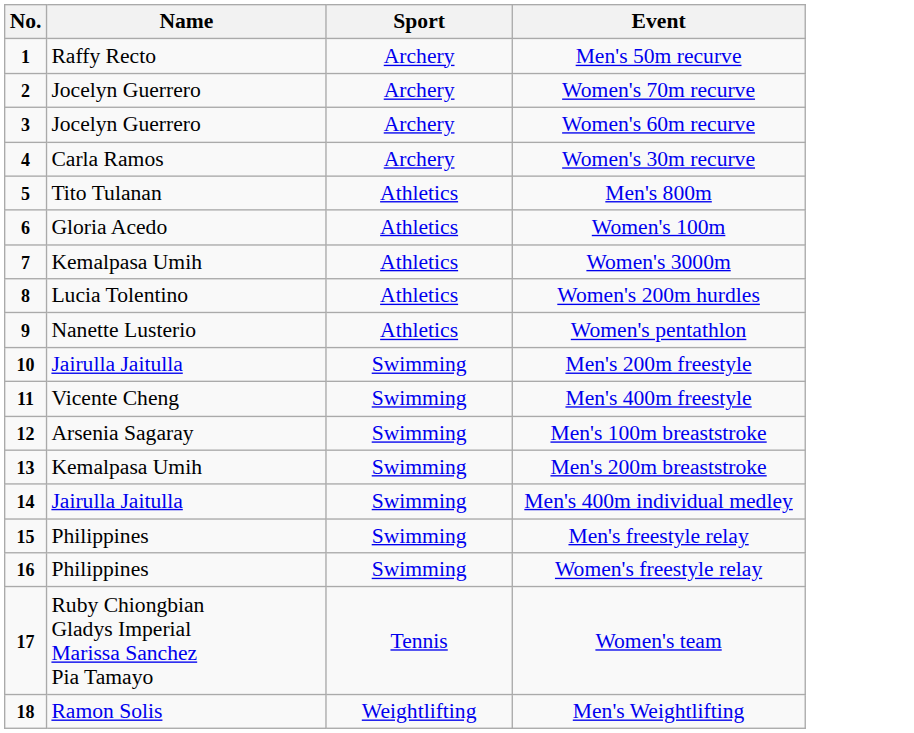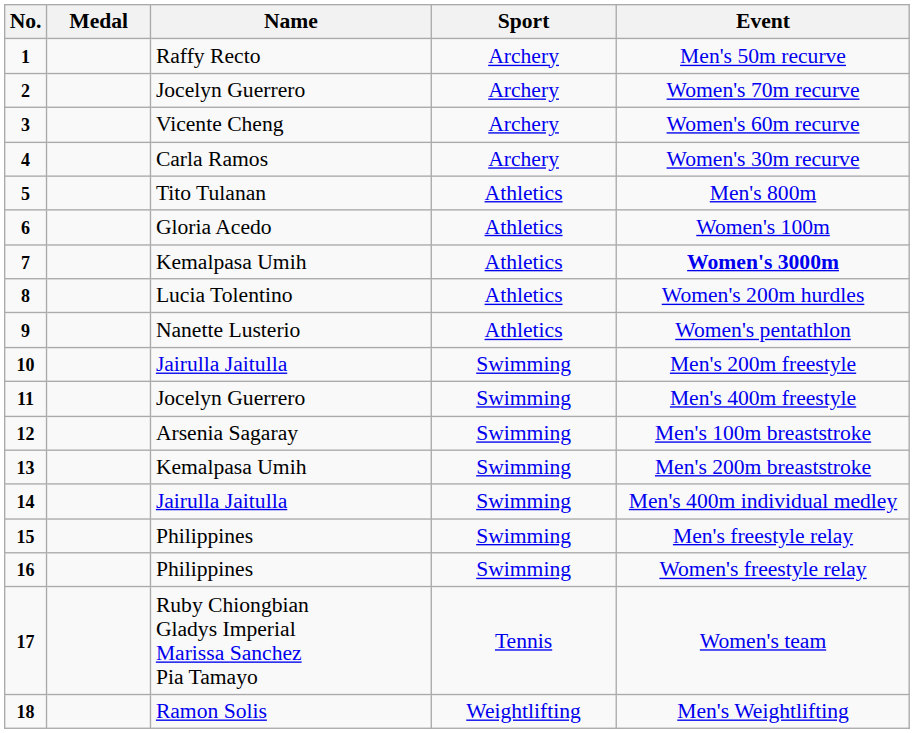+ column: (99, 21)
(126, 124) Jocelyn Guerrero -> (220, 124) Vicente Cheng
(659, 261) normal -> (763, 261) bold
(115, 398) Vicente Cheng -> (231, 398) Jocelyn Guerrero
